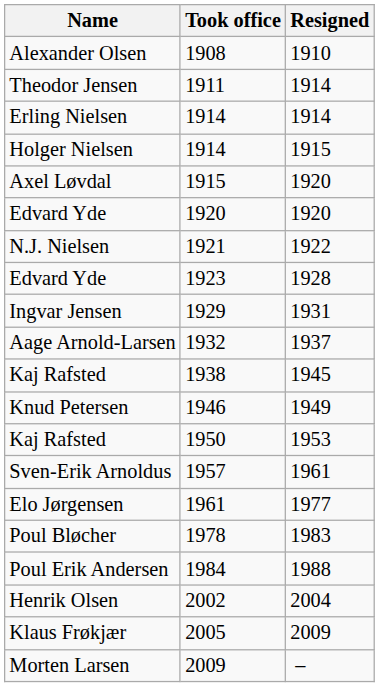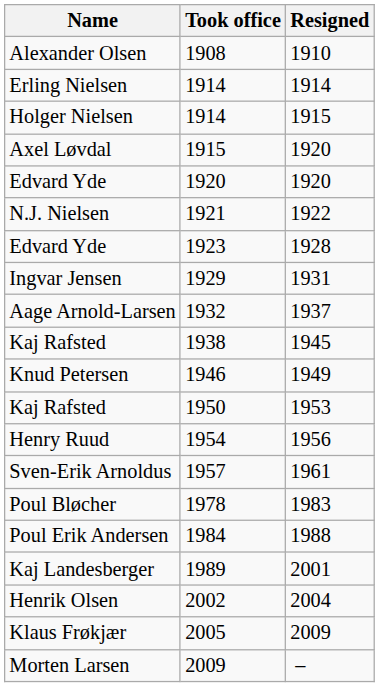- row: (73, 85)
+ row: (59, 439)
- row: (66, 504)
+ row: (82, 568)
